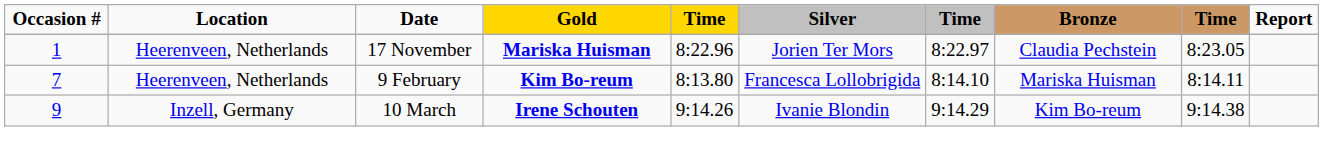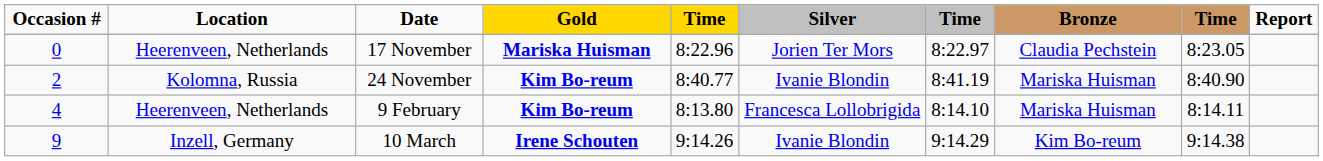(57, 49) 1 -> (57, 49) 0
+ row: (419, 79)
(57, 79) 7 -> (57, 110) 4
